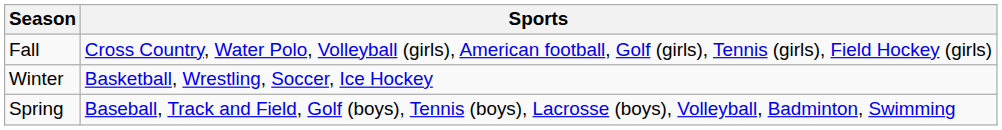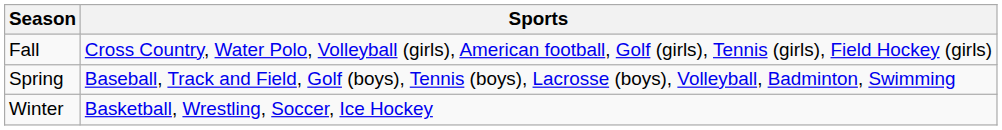rows swapped: (36, 79) <-> (36, 109)
